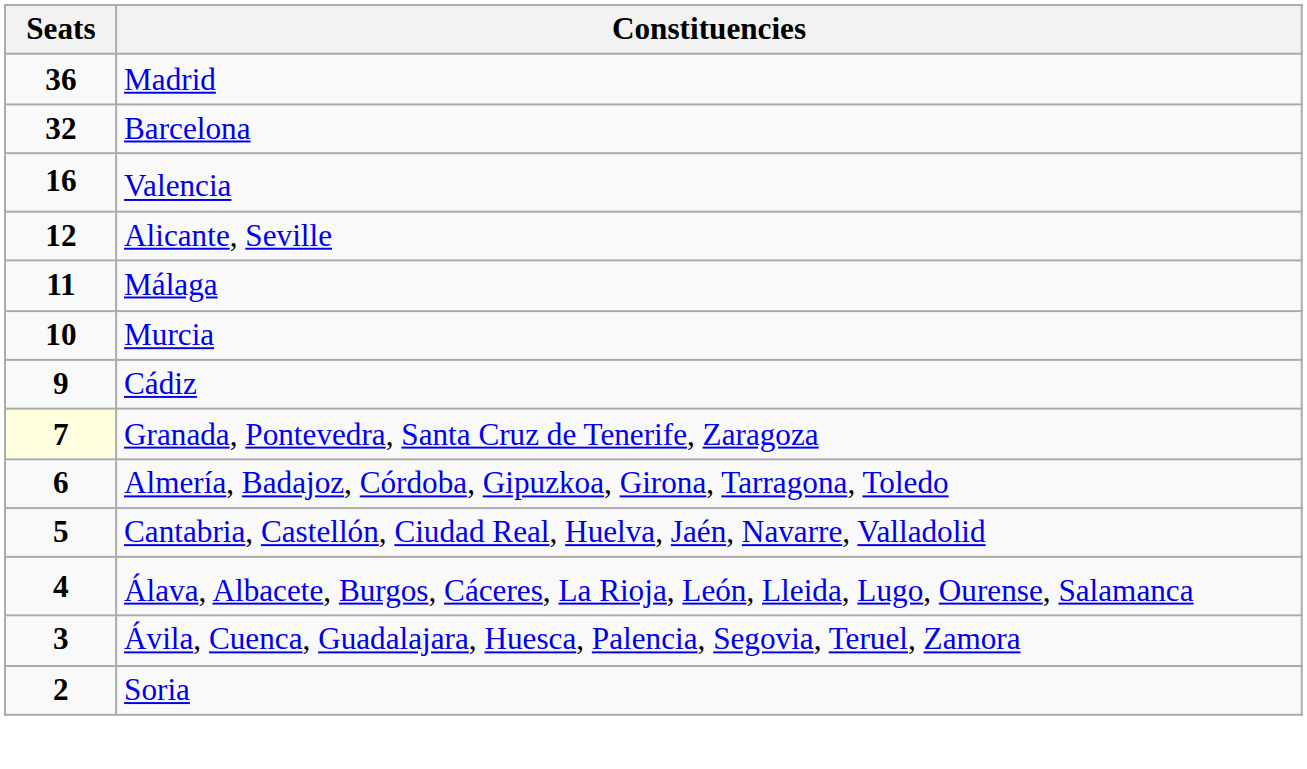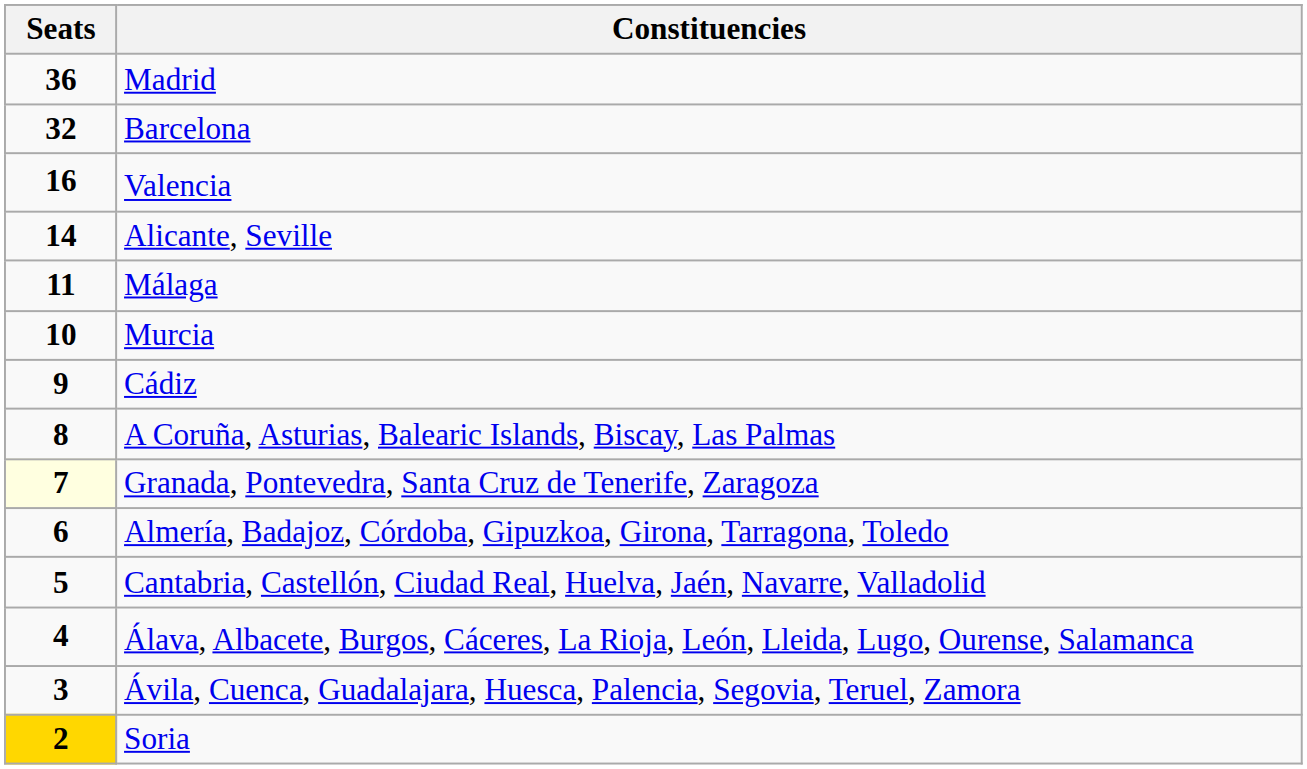(61, 235) 12 -> (61, 235) 14
+ row: (480, 433)
(61, 689) no background -> (61, 738) gold background
